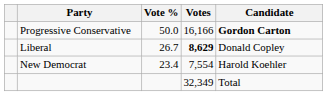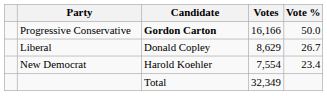columns swapped: (269, 13) <-> (161, 13)
(201, 47) bold -> (269, 47) normal
